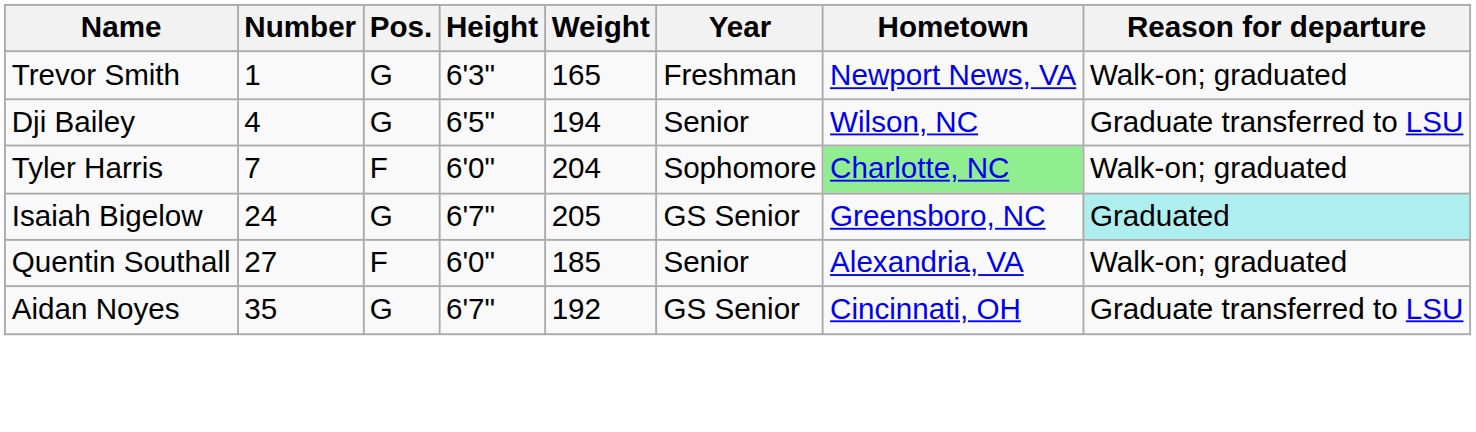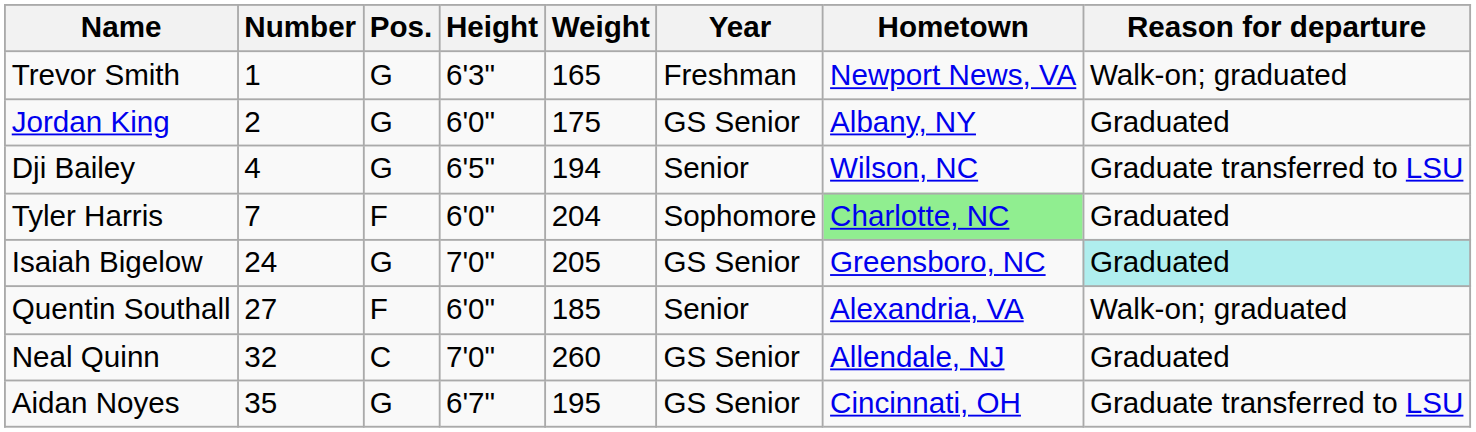+ row: (91, 121)
(1219, 168) Walk-on; graduated -> (1160, 215) Graduated
(470, 215) 6'7" -> (470, 262) 7'0"
+ row: (86, 356)
(576, 309) 192 -> (576, 403) 195
